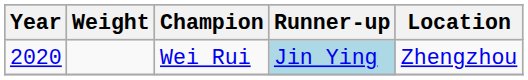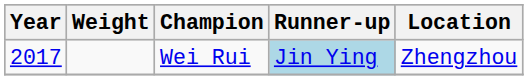(36, 58) 2020 -> (36, 58) 2017
